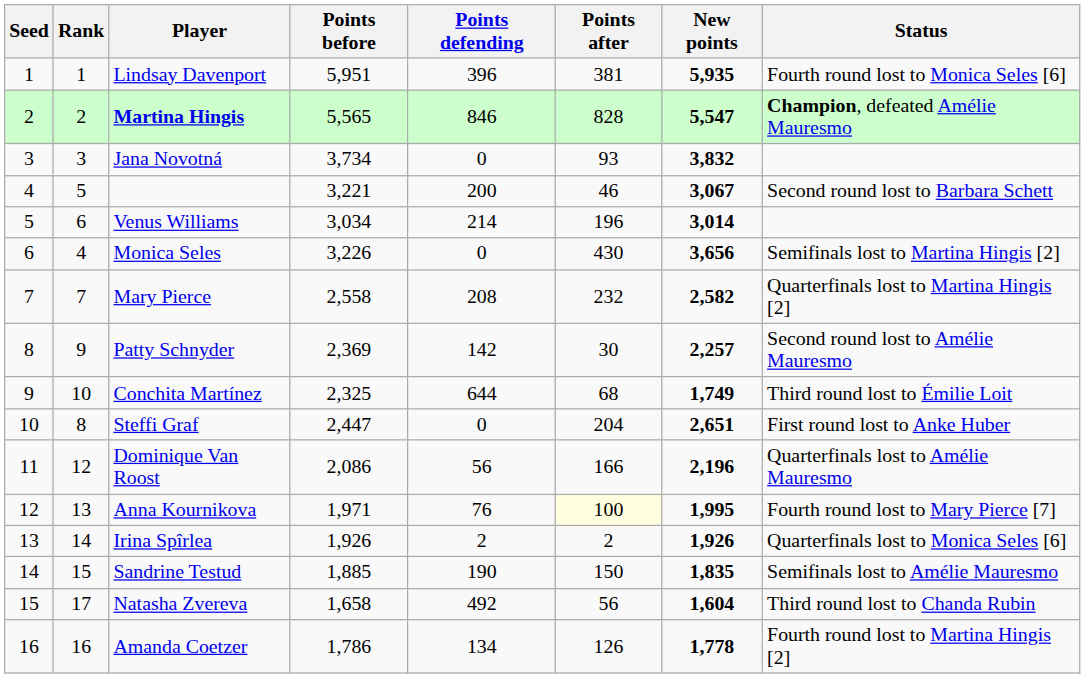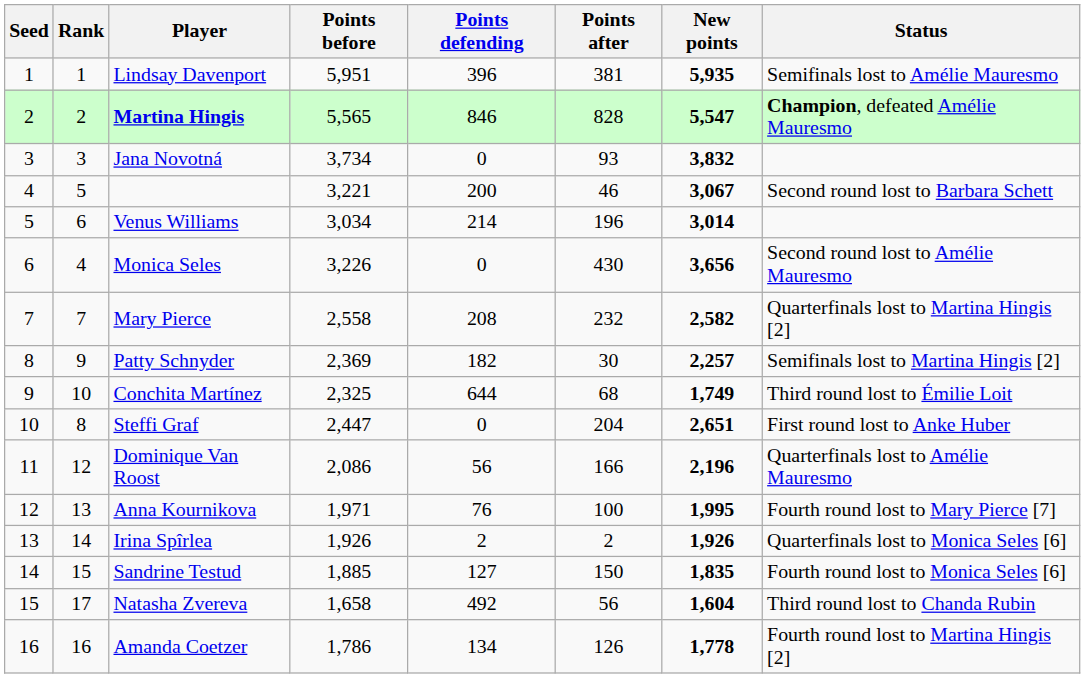(916, 74) Fourth round lost to Monica Seles [6] -> (913, 74) Semifinals lost to Amélie Mauresmo
(913, 253) Semifinals lost to Martina Hingis [2] -> (880, 264) Second round lost to Amélie Mauresmo
(482, 350) 142 -> (482, 361) 182
(880, 350) Second round lost to Amélie Mauresmo -> (913, 361) Semifinals lost to Martina Hingis [2]
(608, 509) lightyellow background -> (608, 509) no background
(482, 572) 190 -> (482, 572) 127
(913, 572) Semifinals lost to Amélie Mauresmo -> (916, 572) Fourth round lost to Monica Seles [6]
